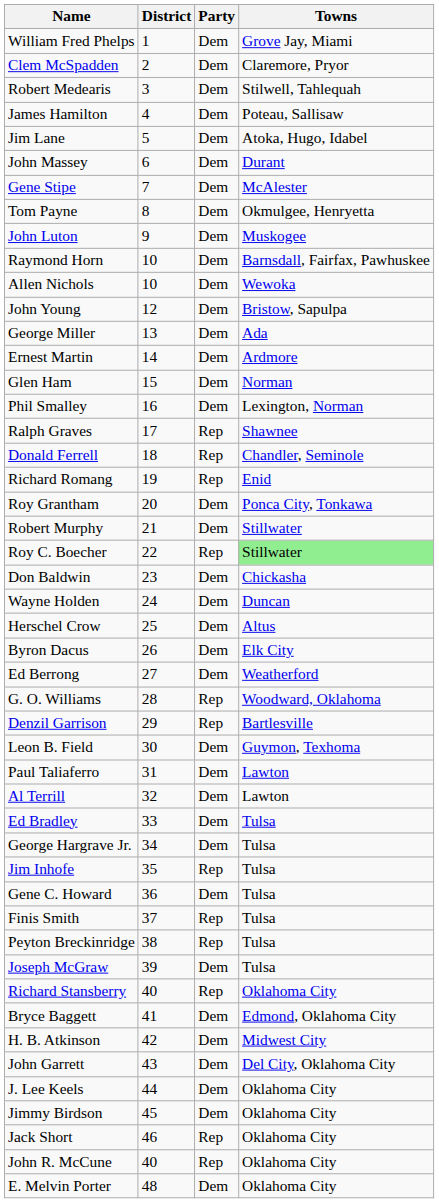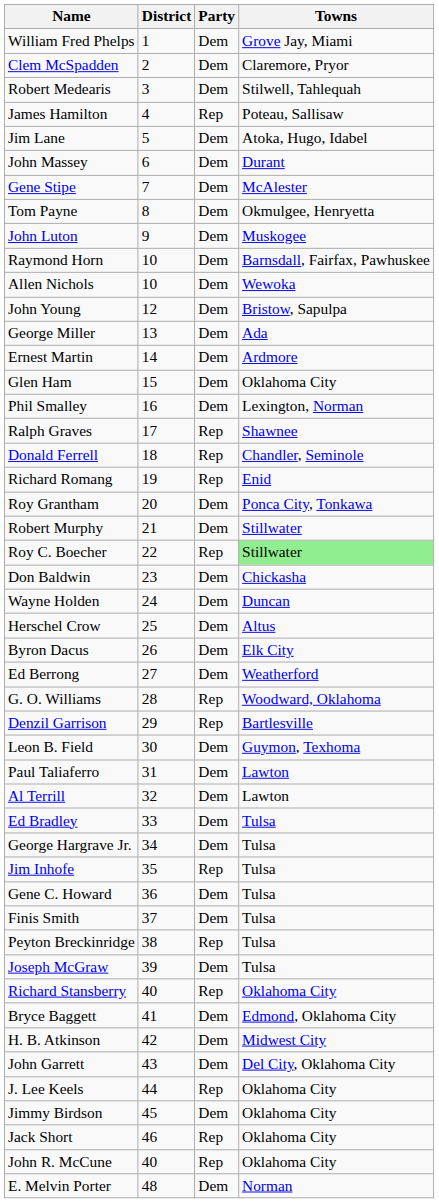(213, 114) Dem -> (211, 114) Rep
(267, 382) Norman -> (289, 382) Oklahoma City
(211, 917) Rep -> (213, 917) Dem
(213, 1088) Dem -> (211, 1088) Rep
(289, 1185) Oklahoma City -> (267, 1185) Norman
